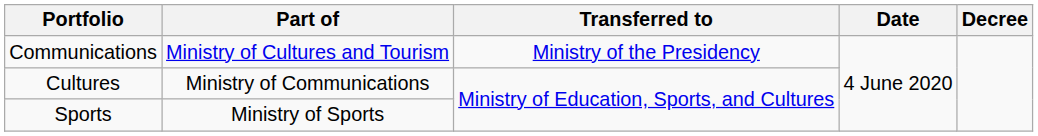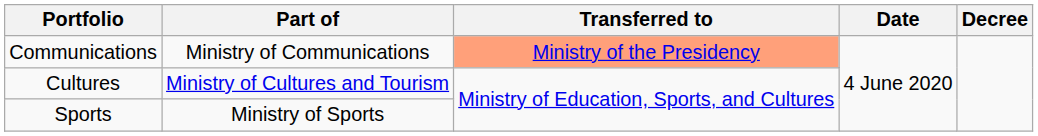(308, 51) Ministry of Cultures and Tourism -> (308, 51) Ministry of Communications
(646, 51) no background -> (646, 51) lightsalmon background
(308, 83) Ministry of Communications -> (308, 83) Ministry of Cultures and Tourism
